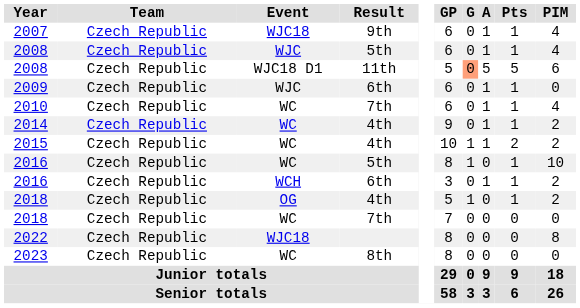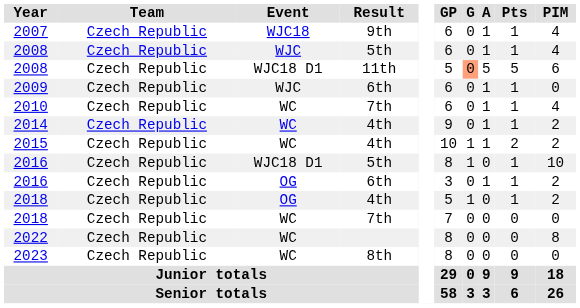(288, 163) WC -> (288, 163) WJC18 D1
(288, 182) WCH -> (288, 182) OG
(288, 238) WJC18 -> (288, 238) WC
